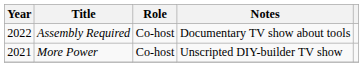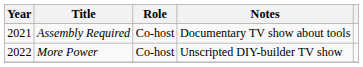(19, 33) 2022 -> (19, 33) 2021
(19, 52) 2021 -> (19, 52) 2022
